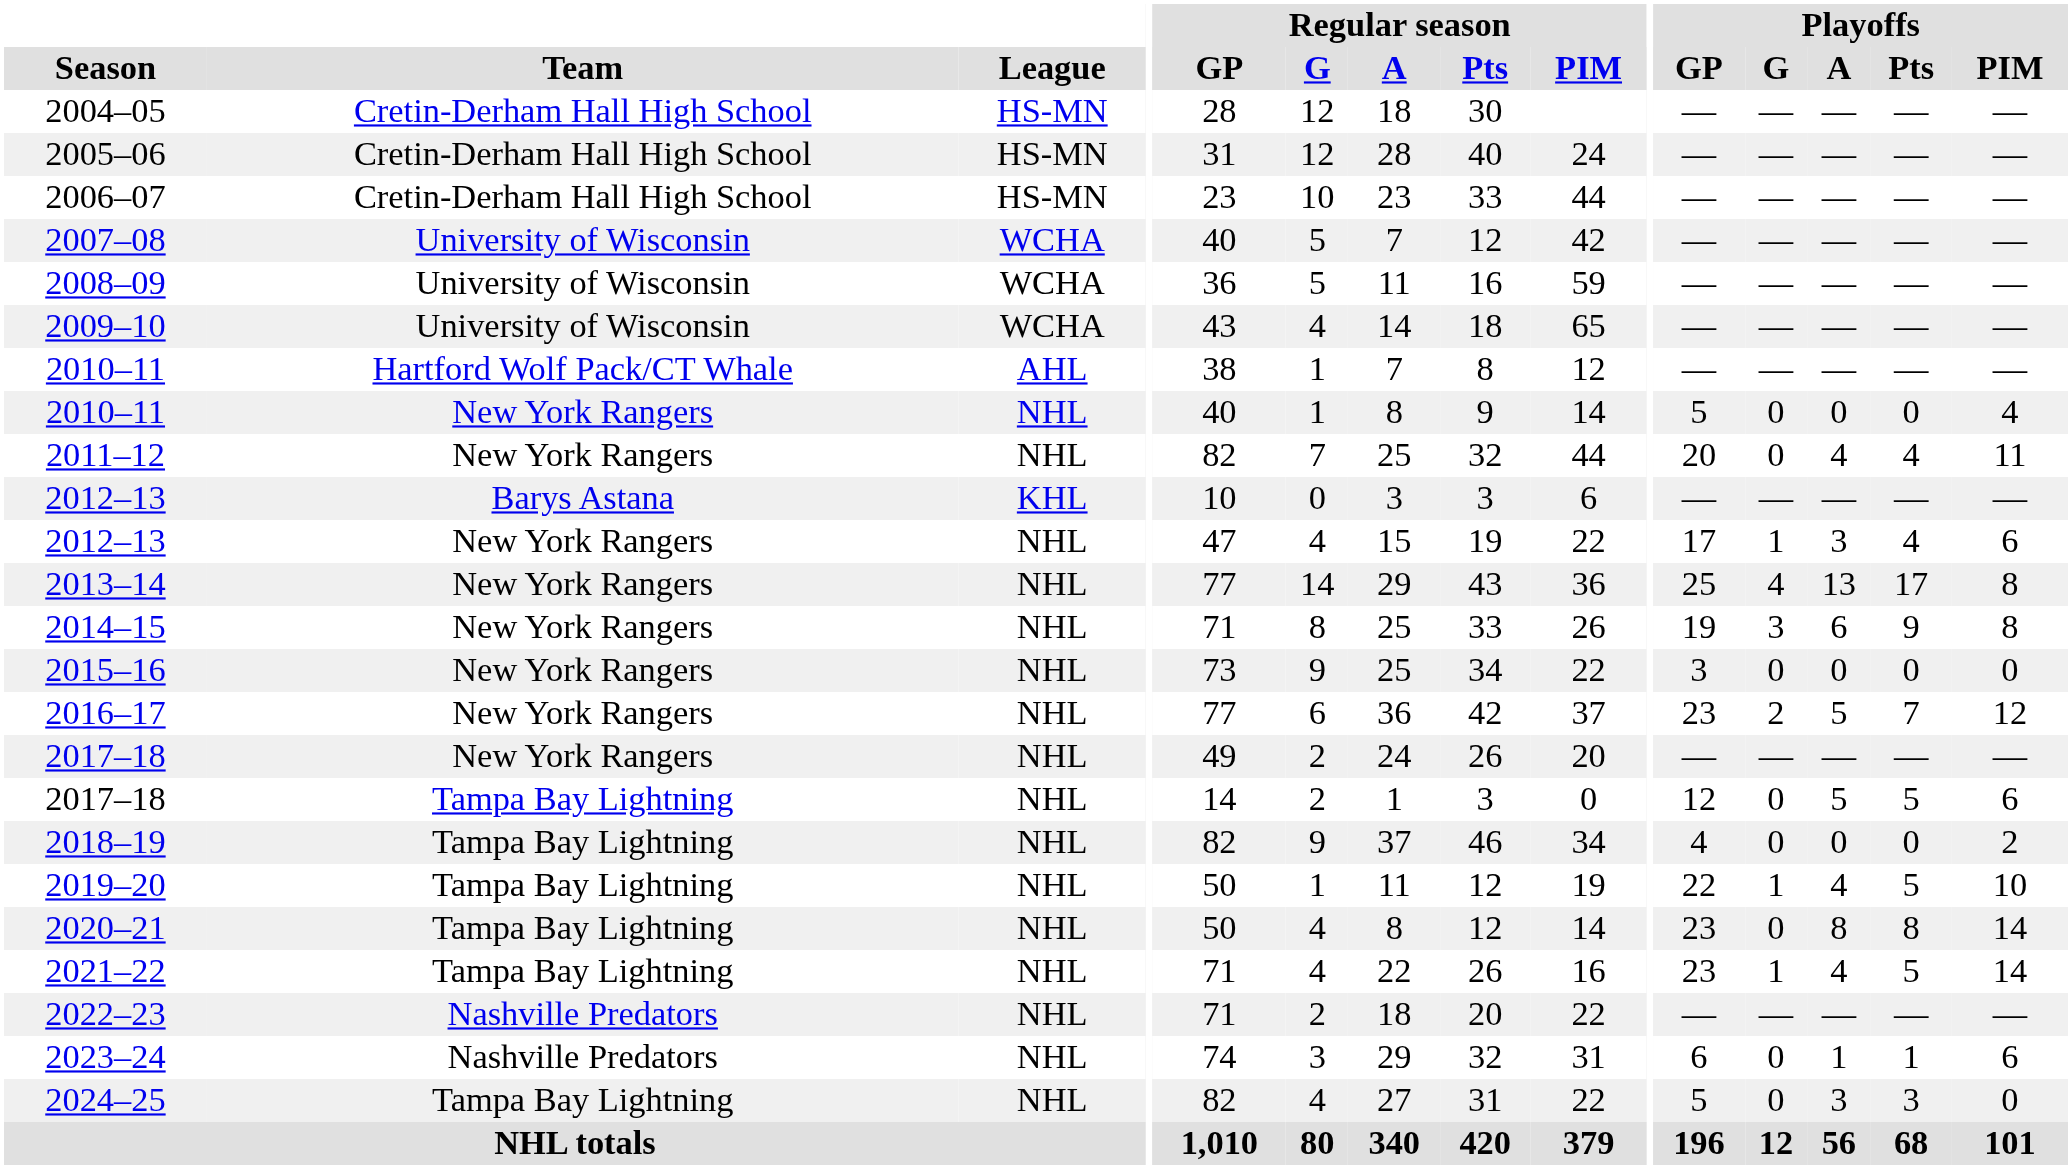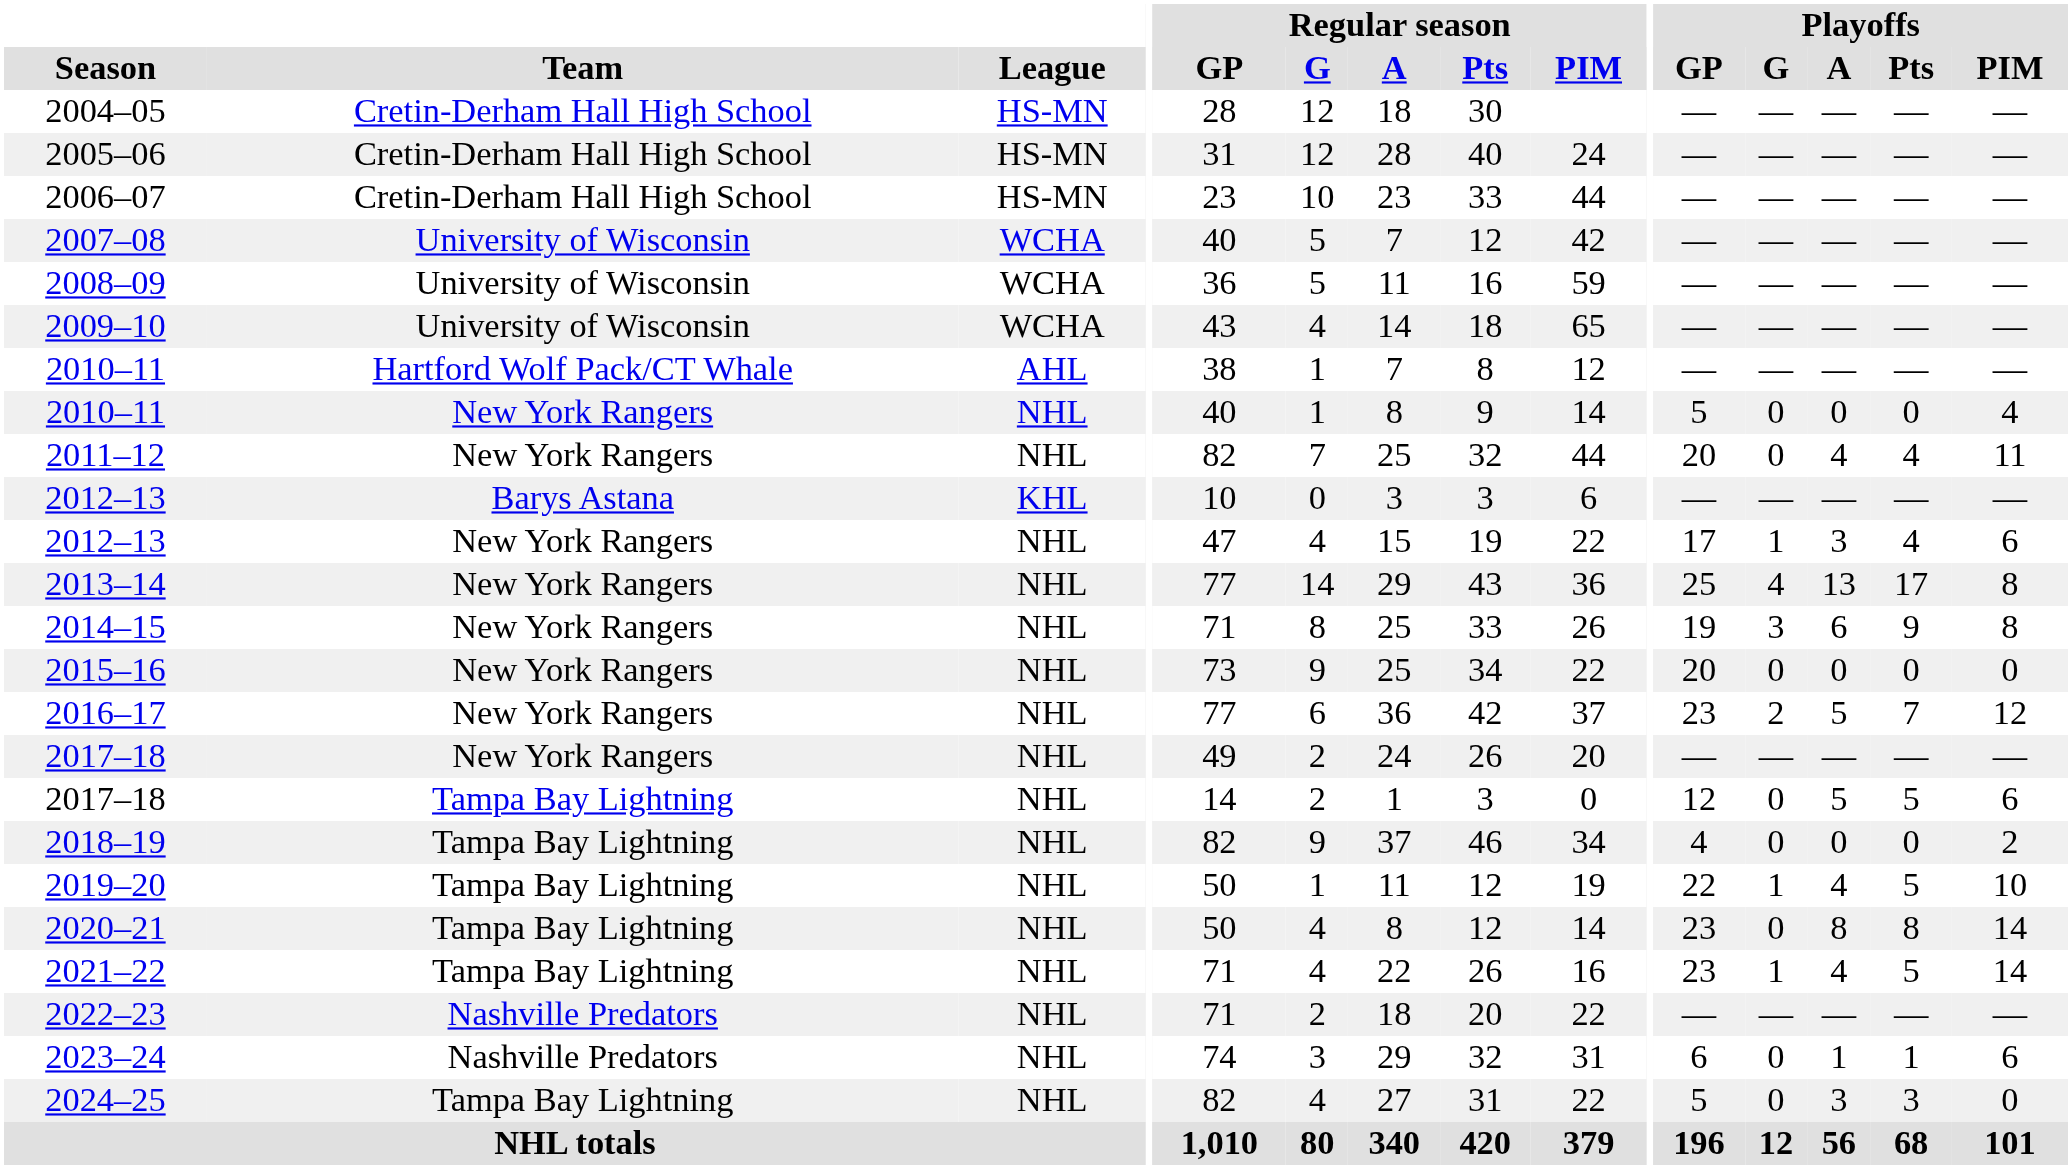(1699, 669) 3 -> (1699, 669) 20
